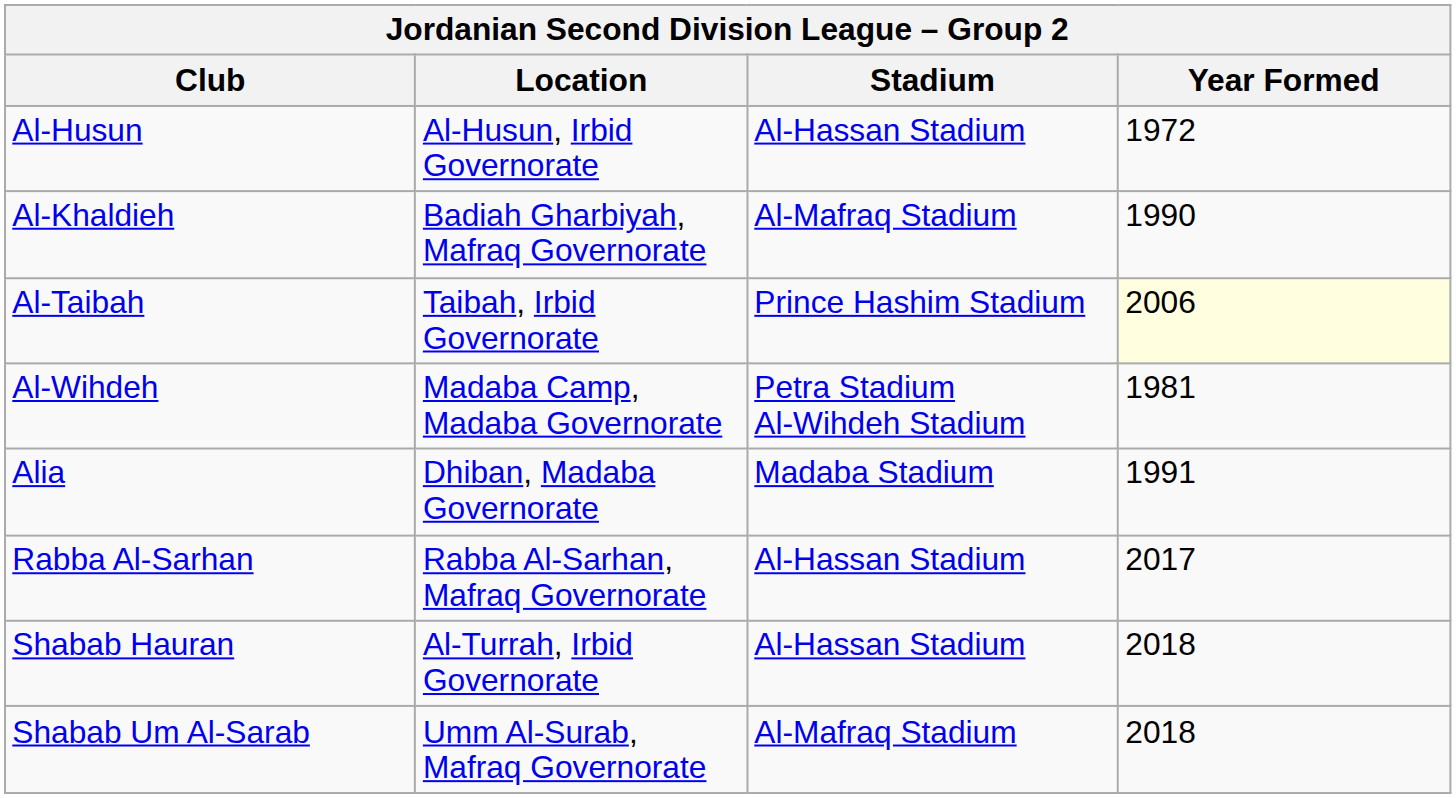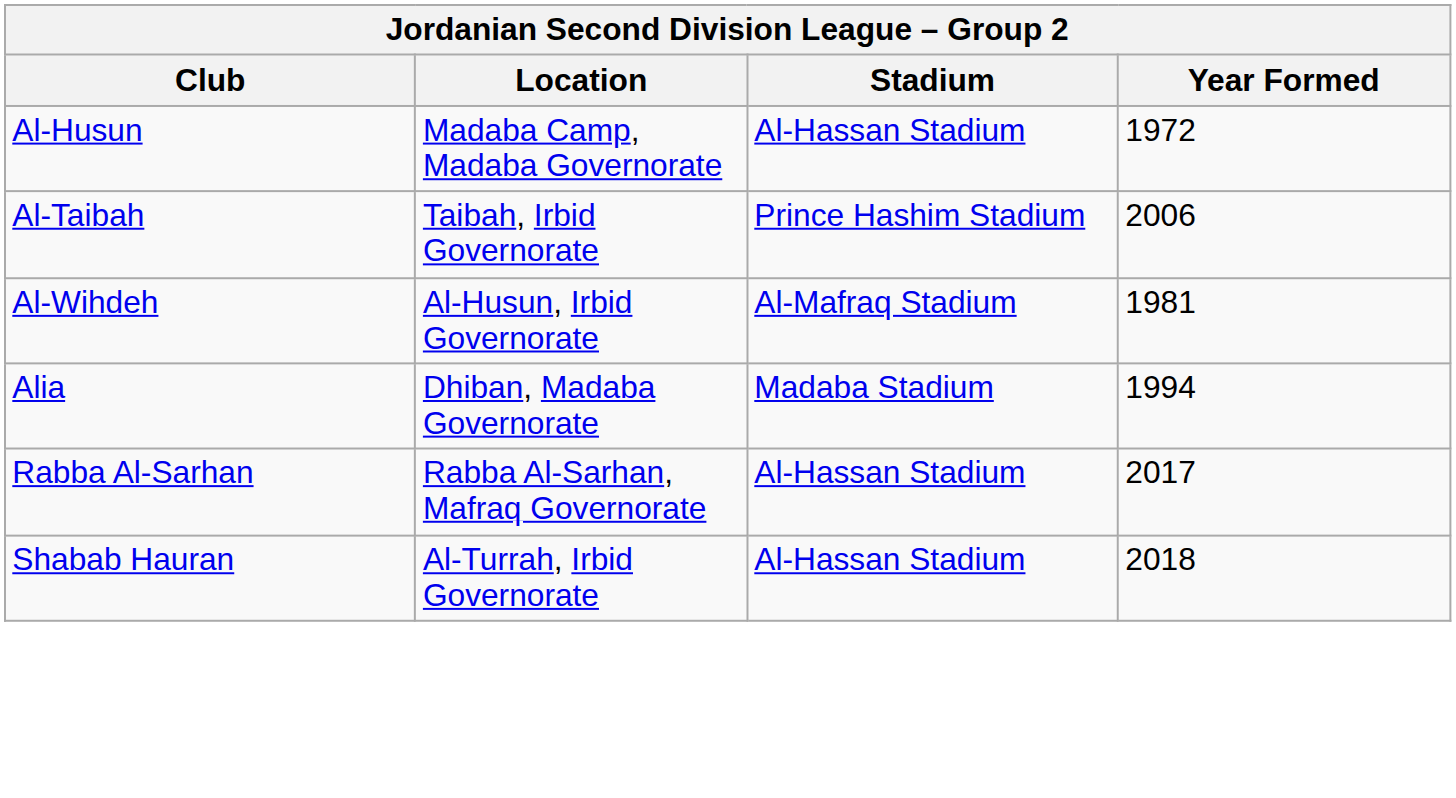(528, 147) Al-Husun, Irbid Governorate -> (573, 147) Madaba Camp, Madaba Governorate
- row: (93, 215)
(1161, 301) lightyellow background -> (1161, 215) no background
(573, 405) Madaba Camp, Madaba Governorate -> (528, 319) Al-Husun, Irbid Governorate
(890, 405) Petra Stadium Al-Wihdeh Stadium -> (885, 301) Al-Mafraq Stadium
(1161, 473) 1991 -> (1161, 387) 1994
- row: (161, 731)
